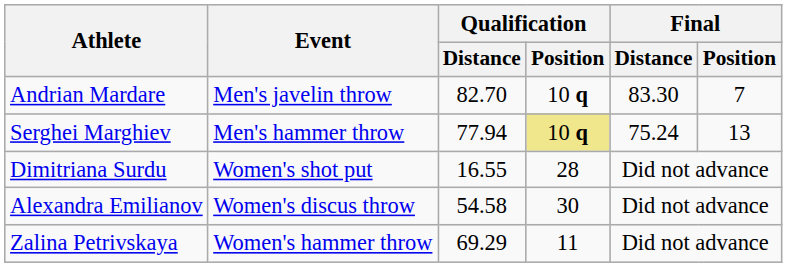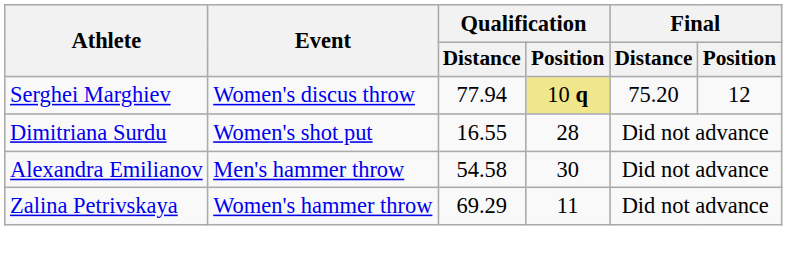- row: (88, 95)
(309, 132) Men's hammer throw -> (314, 95) Women's discus throw
(653, 132) 75.24 -> (653, 95) 75.20
(739, 132) 13 -> (739, 95) 12
(314, 206) Women's discus throw -> (309, 169) Men's hammer throw
